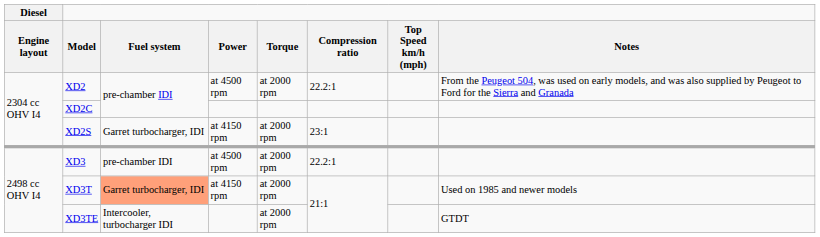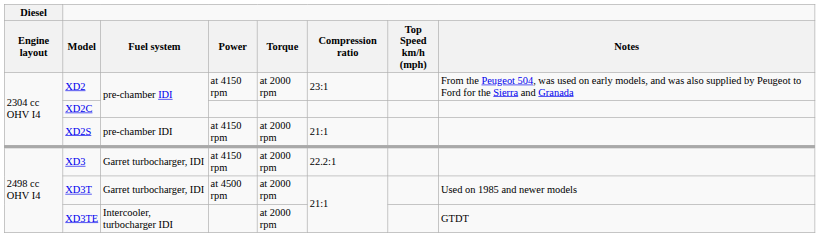(226, 86) at 4500 rpm -> (226, 86) at 4150 rpm
(323, 86) 22.2:1 -> (319, 86) 23:1
(154, 131) Garret turbocharger, IDI -> (138, 131) pre-chamber IDI
(319, 131) 23:1 -> (319, 131) 21:1
(138, 162) pre-chamber IDI -> (154, 162) Garret turbocharger, IDI
(226, 162) at 4500 rpm -> (226, 162) at 4150 rpm
(154, 190) lightsalmon background -> (154, 190) no background
(226, 190) at 4150 rpm -> (226, 190) at 4500 rpm
